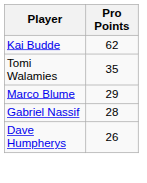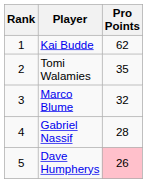+ column: (21, 20)
(112, 94) 29 -> (122, 100) 32
(112, 137) no background -> (122, 163) pink background
